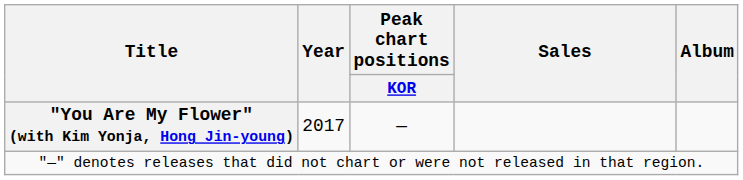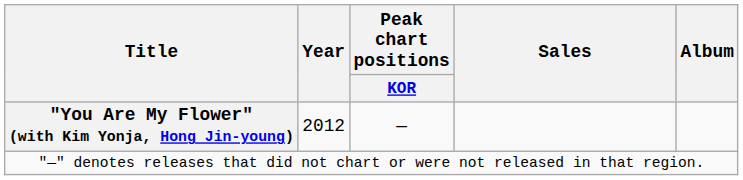(324, 127) 2017 -> (324, 127) 2012
